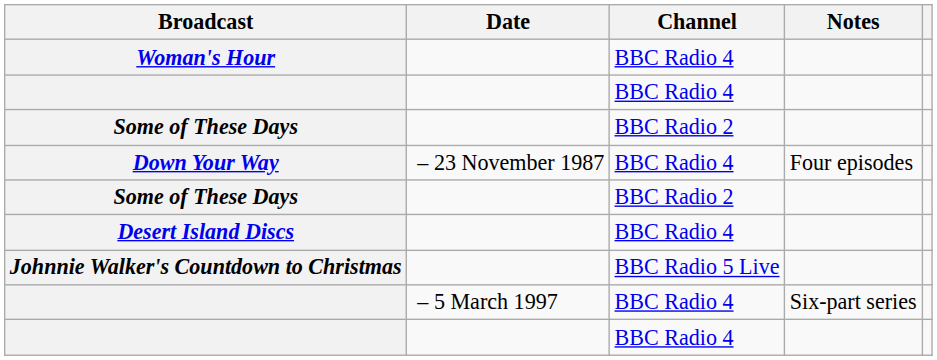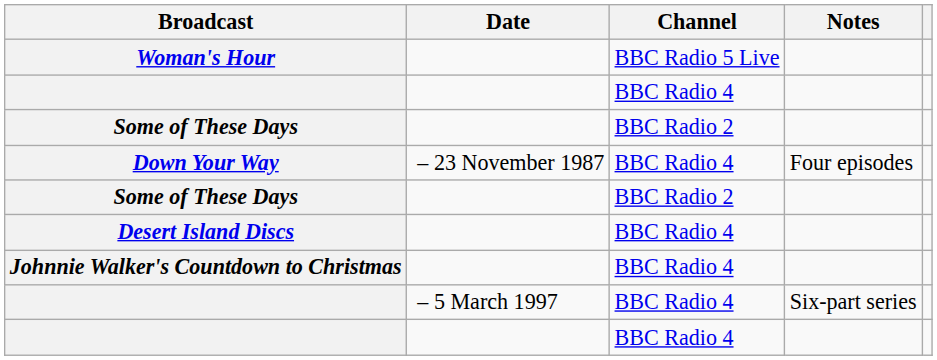(674, 57) BBC Radio 4 -> (697, 57) BBC Radio 5 Live
(697, 267) BBC Radio 5 Live -> (674, 267) BBC Radio 4
